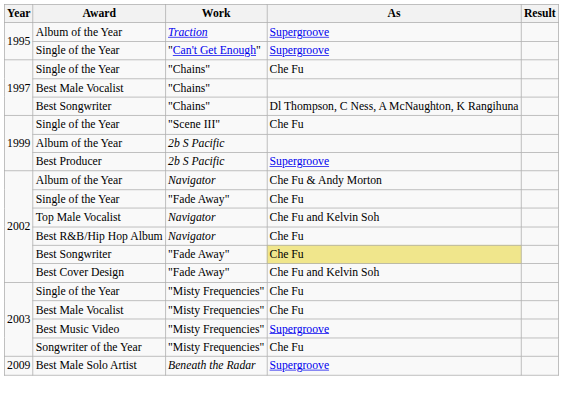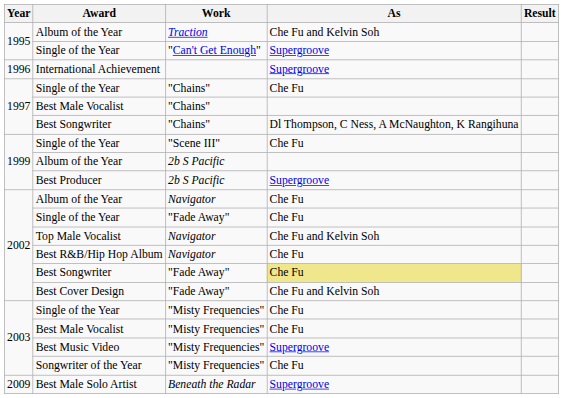(299, 32) Supergroove -> (324, 32) Che Fu and Kelvin Soh
+ row: (98, 69)
(326, 180) Che Fu & Andy Morton -> (287, 198) Che Fu
